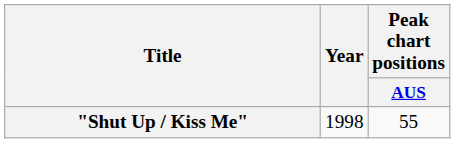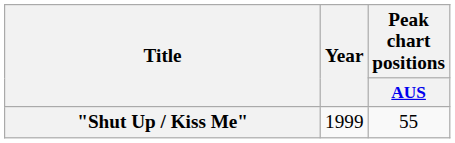(344, 121) 1998 -> (344, 121) 1999
